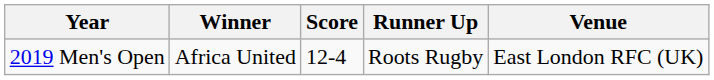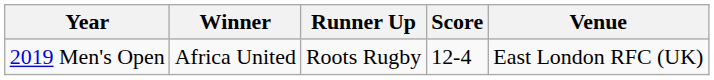columns swapped: (332, 21) <-> (426, 21)
